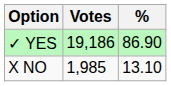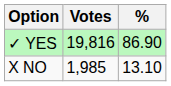(91, 42) 19,186 -> (91, 42) 19,816
